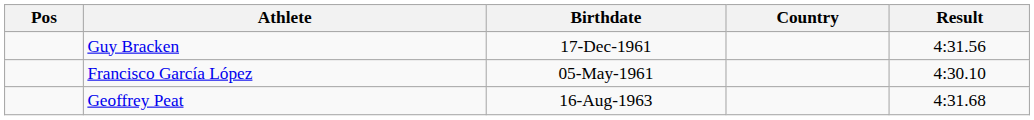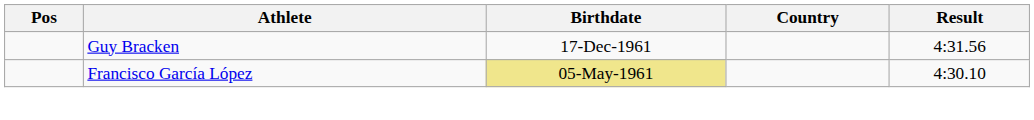(606, 73) no background -> (606, 73) khaki background
- row: (135, 100)
